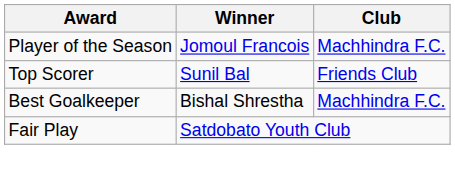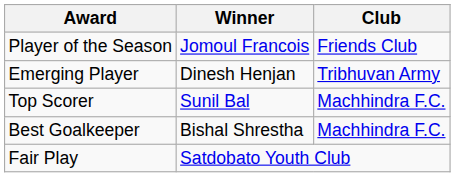(381, 46) Machhindra F.C. -> (367, 46) Friends Club
+ row: (74, 74)
(367, 74) Friends Club -> (381, 102) Machhindra F.C.
